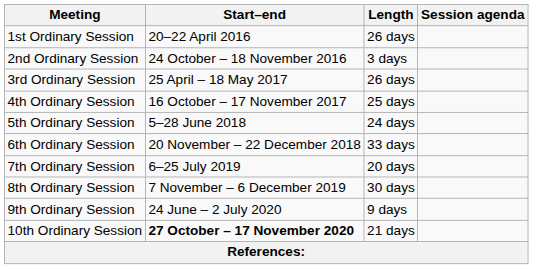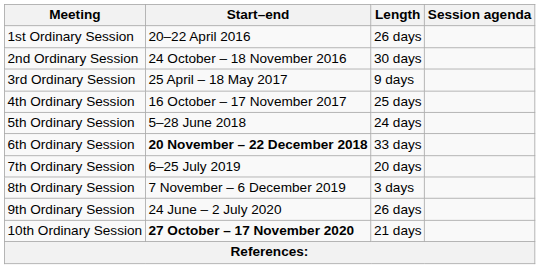(387, 58) 3 days -> (398, 58) 30 days
(391, 79) 26 days -> (394, 79) 9 days
(255, 144) normal -> (258, 144) bold
(391, 187) 30 days -> (394, 187) 3 days
(387, 209) 9 days -> (398, 209) 26 days
